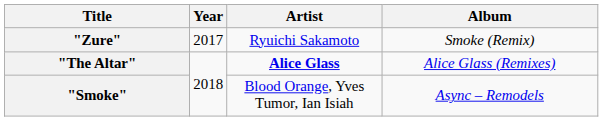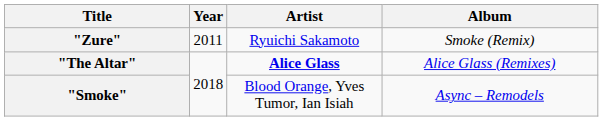(208, 39) 2017 -> (208, 39) 2011
